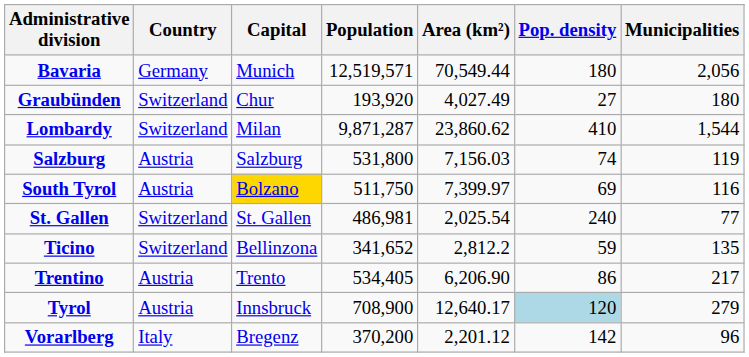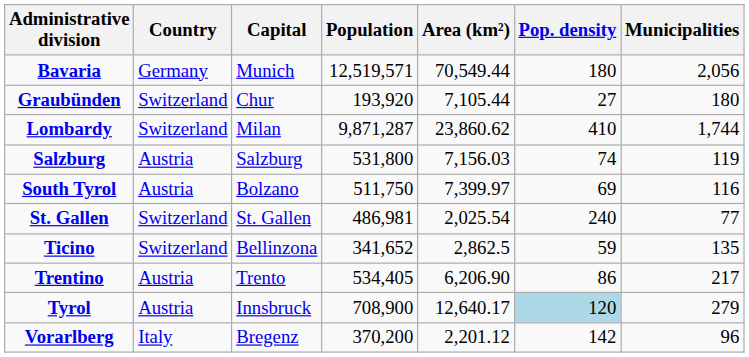(477, 99) 4,027.49 -> (477, 99) 7,105.44
(718, 129) 1,544 -> (718, 129) 1,744
(267, 188) gold background -> (267, 188) no background
(482, 248) 2,812.2 -> (482, 248) 2,862.5
